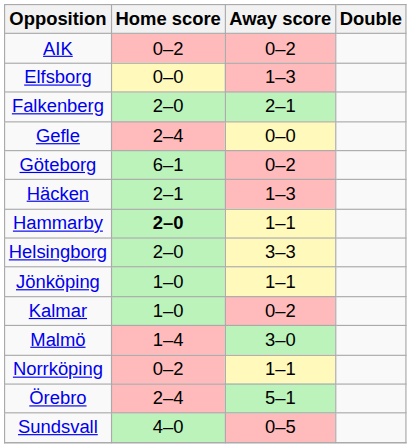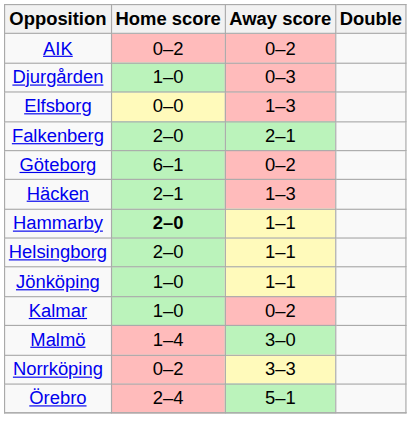+ row: (58, 77)
- row: (58, 135)
(280, 252) 3–3 -> (280, 252) 1–1
(280, 369) 1–1 -> (280, 369) 3–3
- row: (58, 427)
